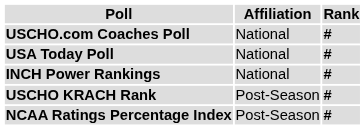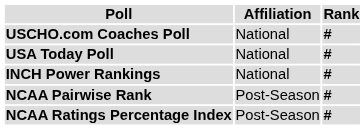+ row: (79, 95)
- row: (81, 95)
